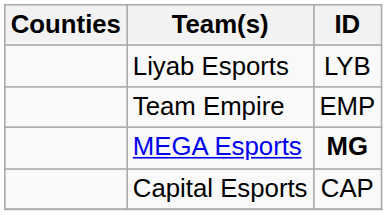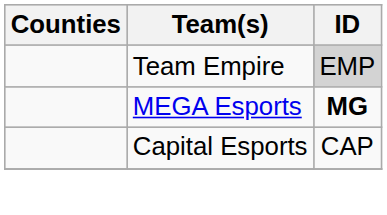- row: (211, 65)
(347, 106) no background -> (347, 65) lightgrey background
